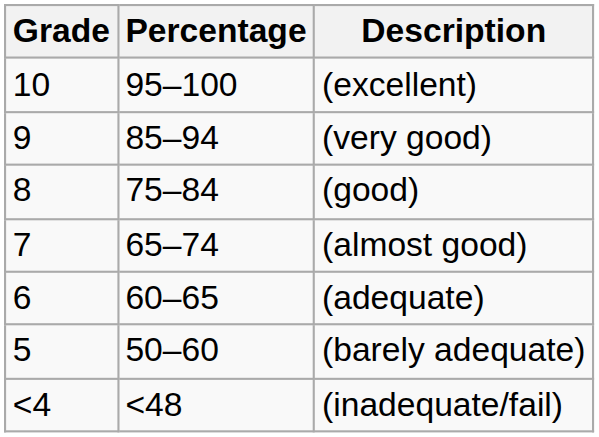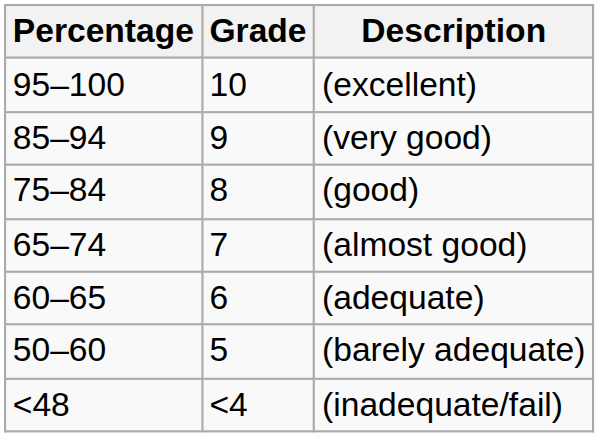columns swapped: (216, 31) <-> (61, 31)
